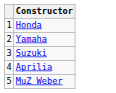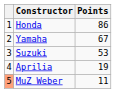+ column: (93, 12)
(9, 81) no background -> (9, 81) lightsalmon background
